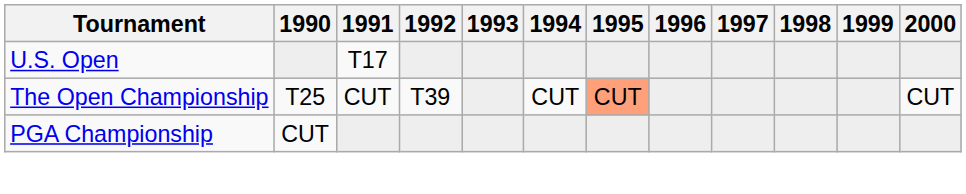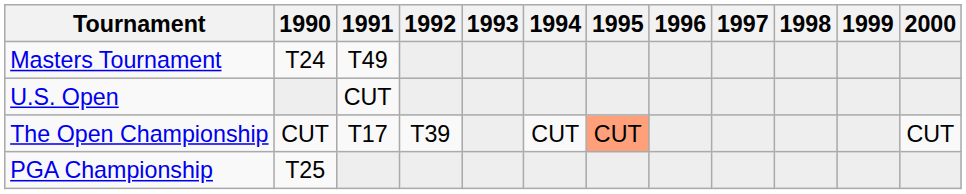+ row: (116, 60)
(368, 60) T17 -> (368, 97) CUT
(305, 97) T25 -> (305, 134) CUT
(368, 97) CUT -> (368, 134) T17
(305, 134) CUT -> (305, 171) T25
